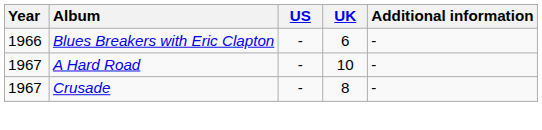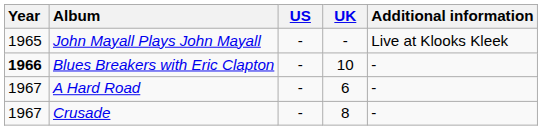+ row: (157, 40)
(25, 40) normal -> (25, 64) bold
(345, 40) 6 -> (345, 64) 10
(345, 64) 10 -> (345, 88) 6
